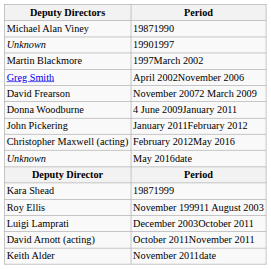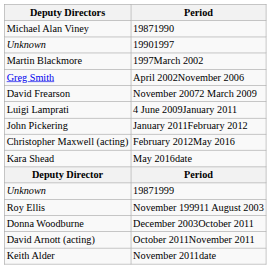(45, 110) Donna Woodburne -> (38, 110) Luigi Lamprati
(26, 158) Unknown -> (30, 158) Kara Shead
(30, 191) Kara Shead -> (26, 191) Unknown
(38, 223) Luigi Lamprati -> (45, 223) Donna Woodburne
